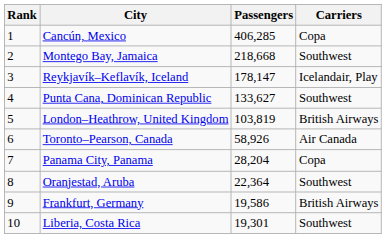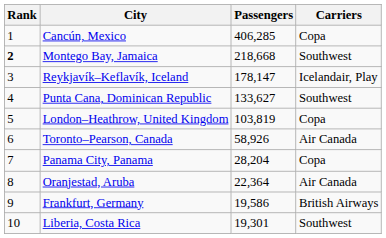(10, 56) normal -> (10, 56) bold
(339, 119) British Airways -> (312, 119) Copa
(325, 181) Southwest -> (328, 181) Air Canada
